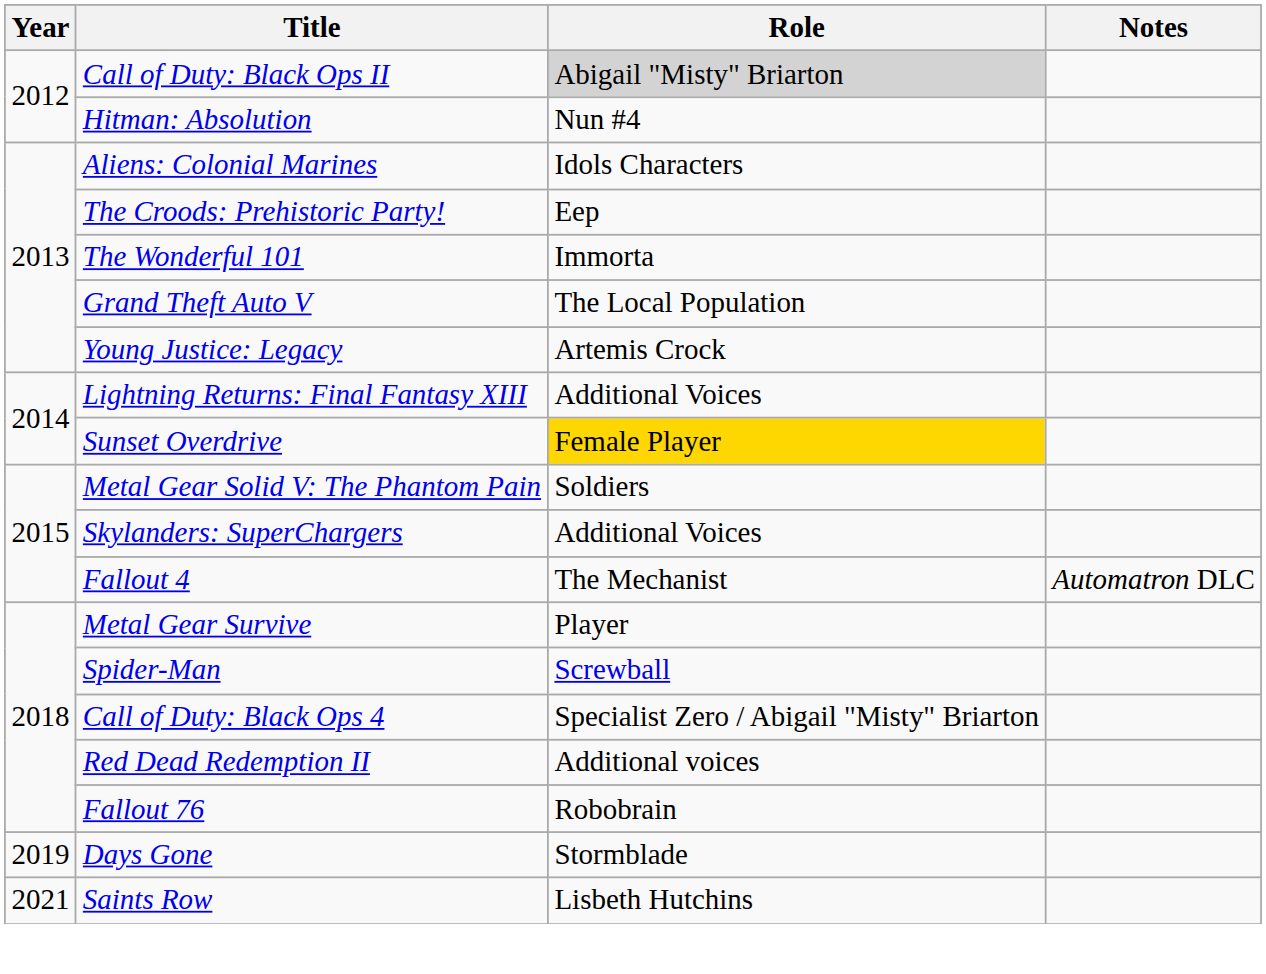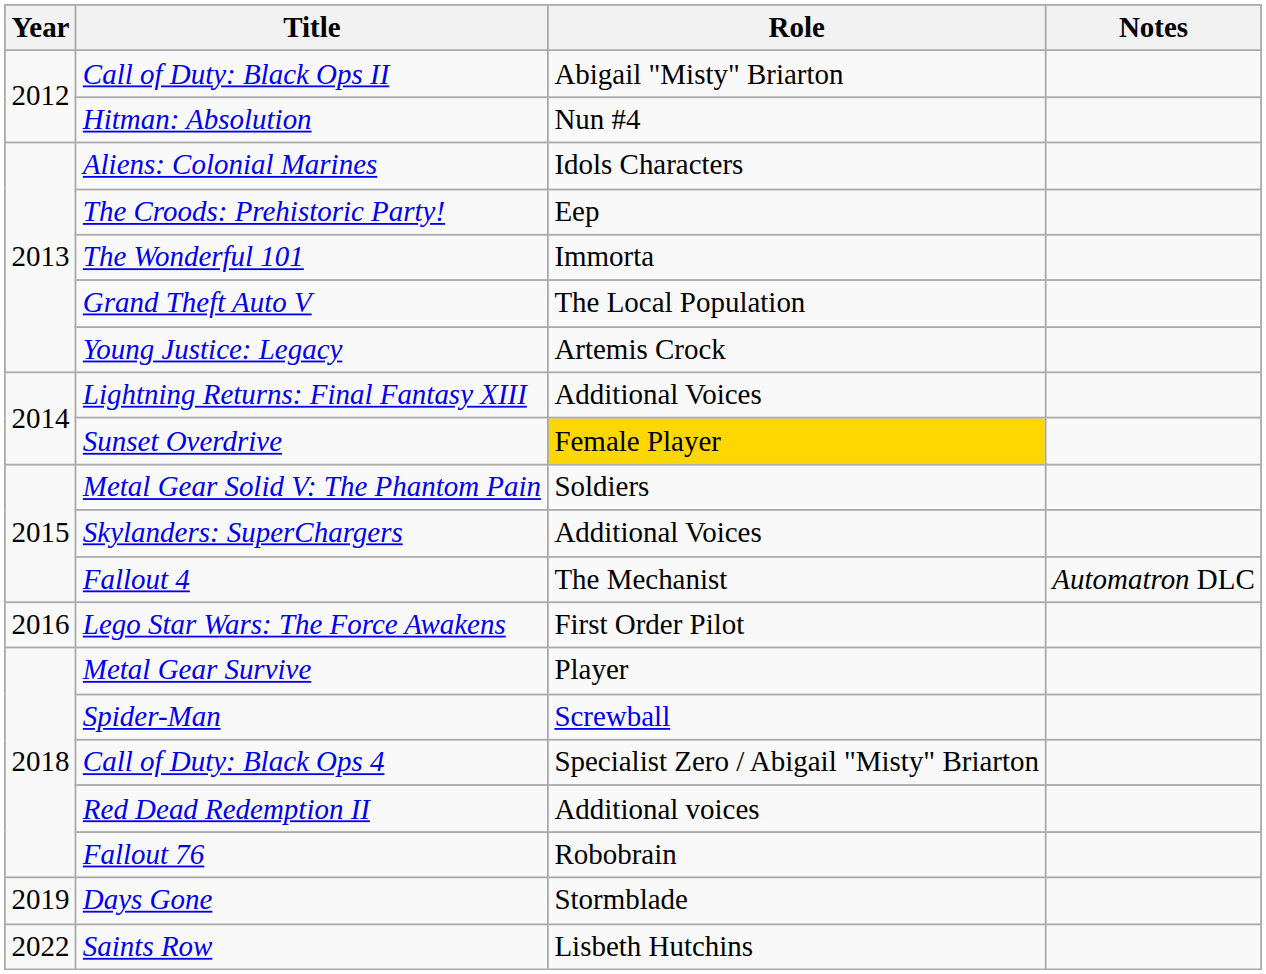(699, 73) lightgrey background -> (699, 73) no background
+ row: (294, 624)
(41, 900) 2021 -> (41, 946) 2022
